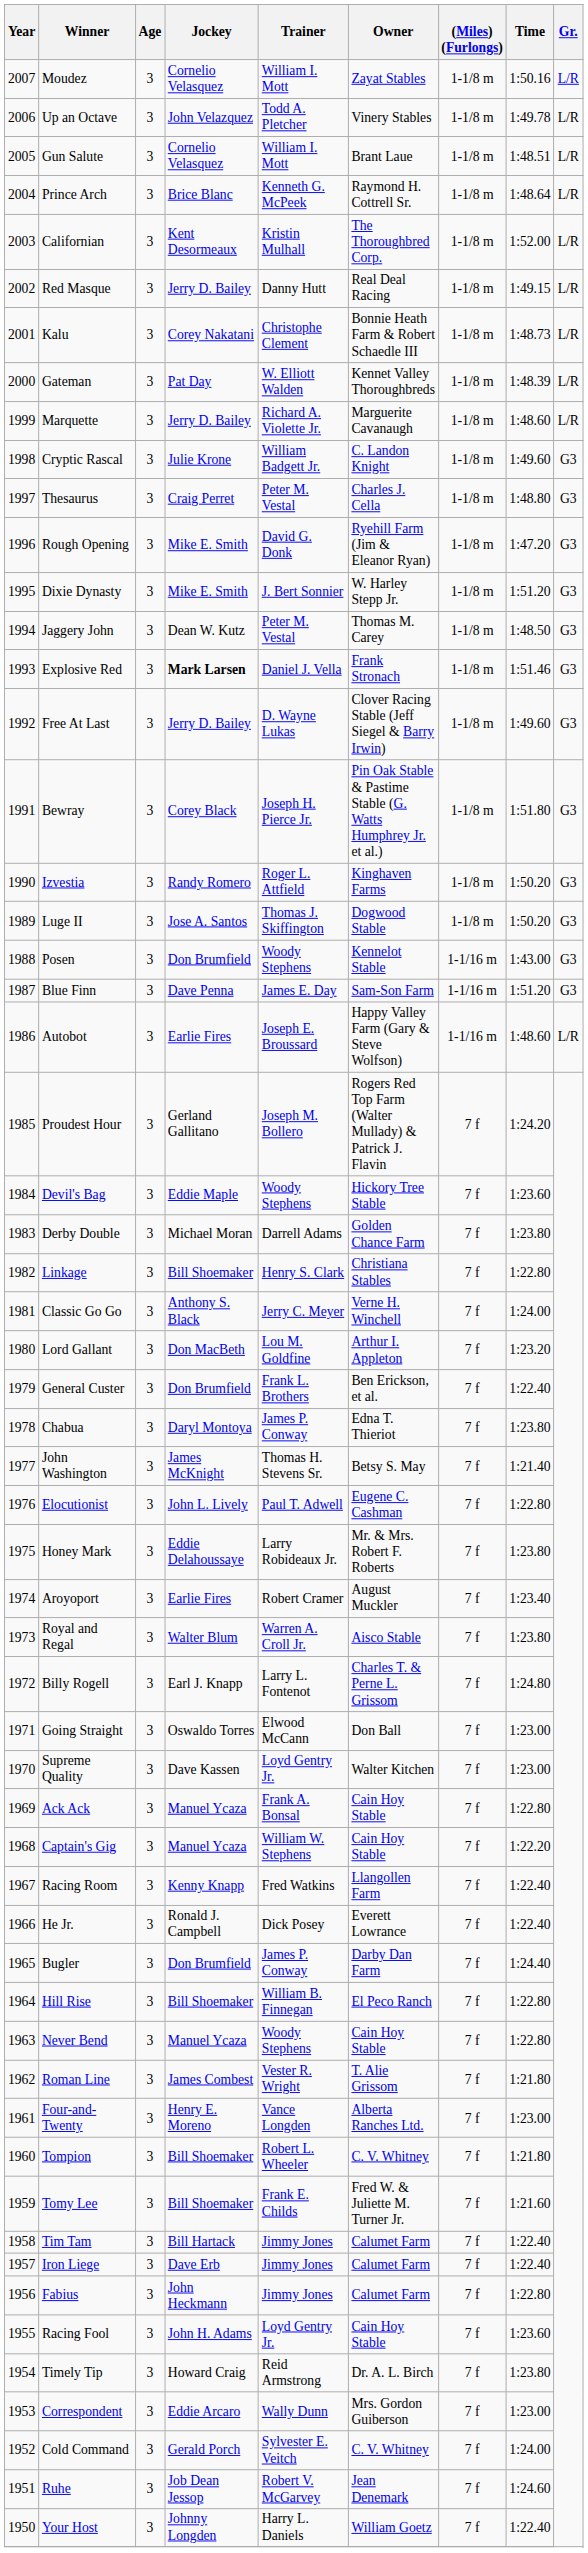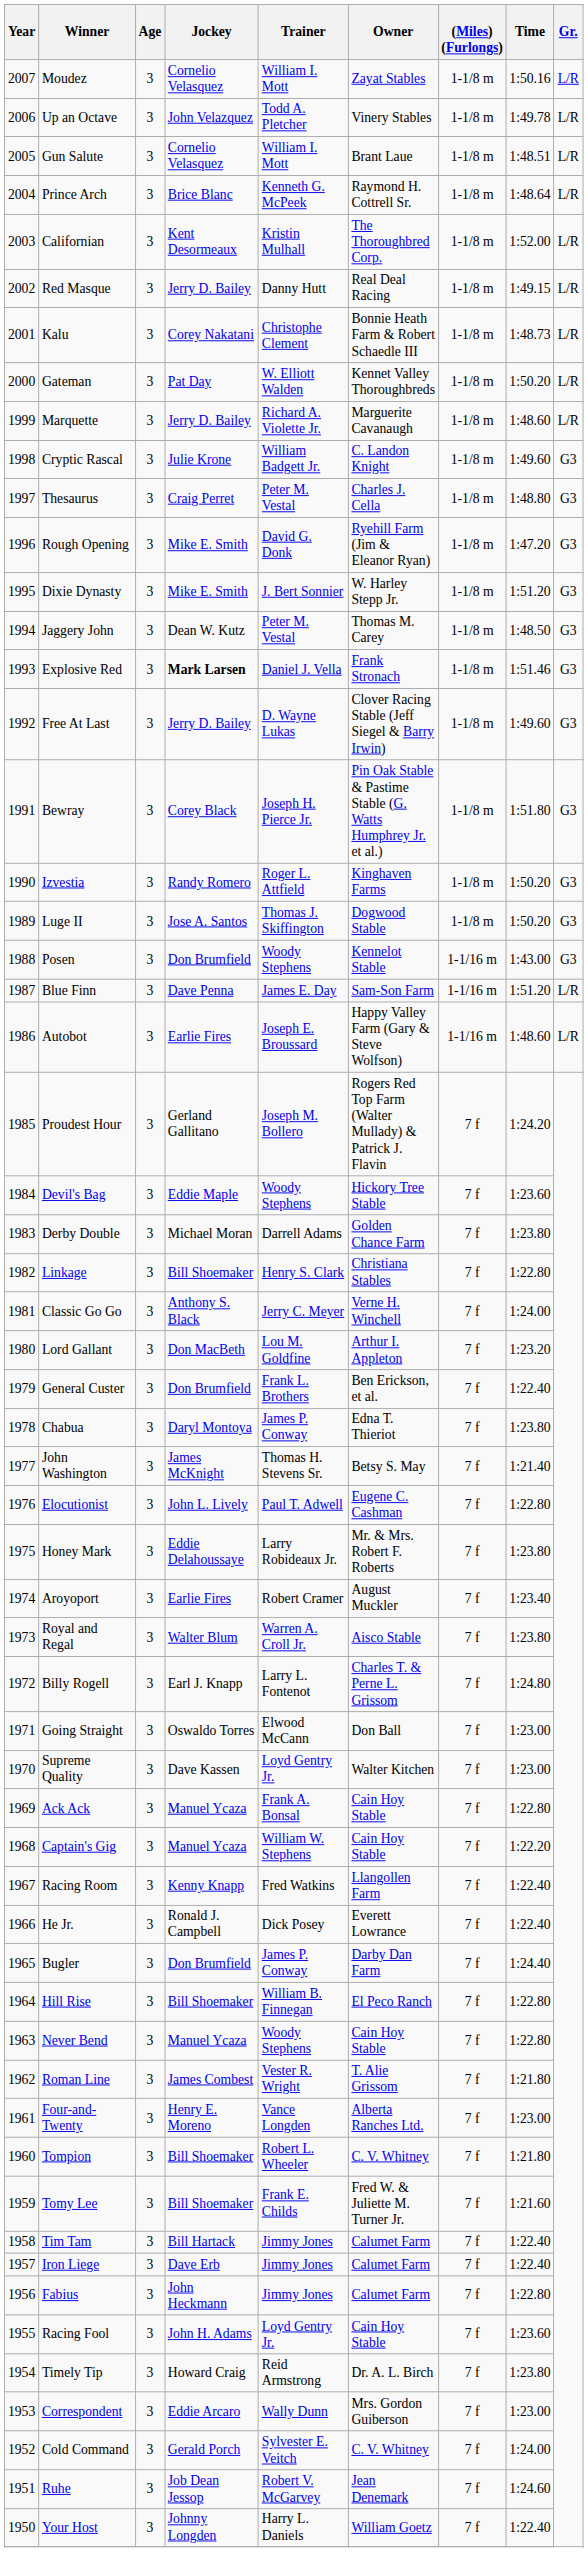(530, 382) 1:48.39 -> (530, 382) 1:50.20
(568, 990) G3 -> (568, 990) L/R
